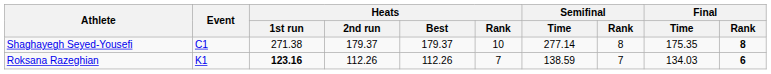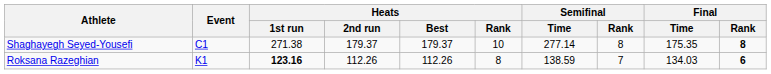(498, 61) 7 -> (498, 61) 8
